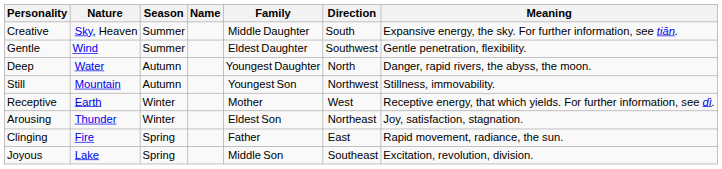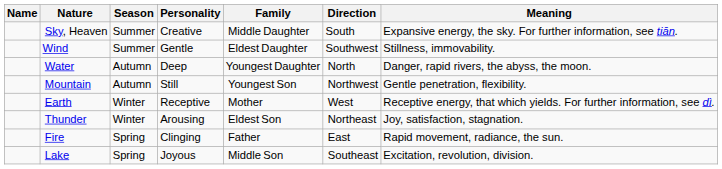columns swapped: (205, 13) <-> (37, 13)
(455, 48) Gentle penetration, flexibility. -> (439, 48) Stillness, immovability.
(439, 84) Stillness, immovability. -> (455, 84) Gentle penetration, flexibility.
